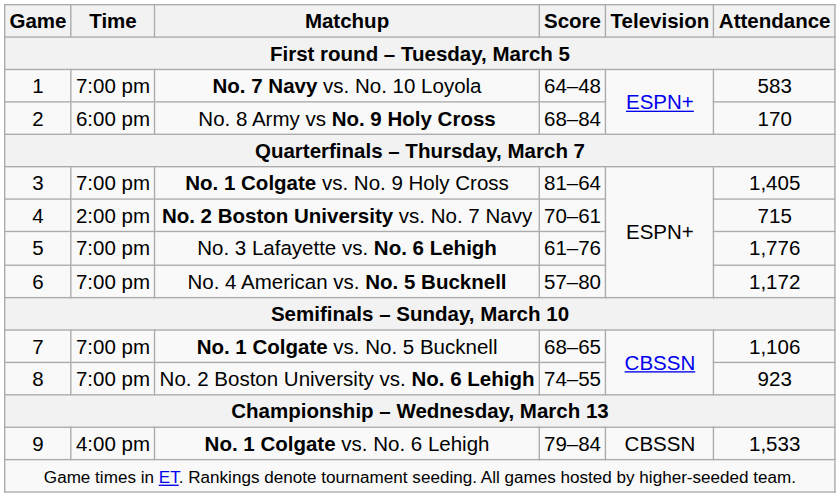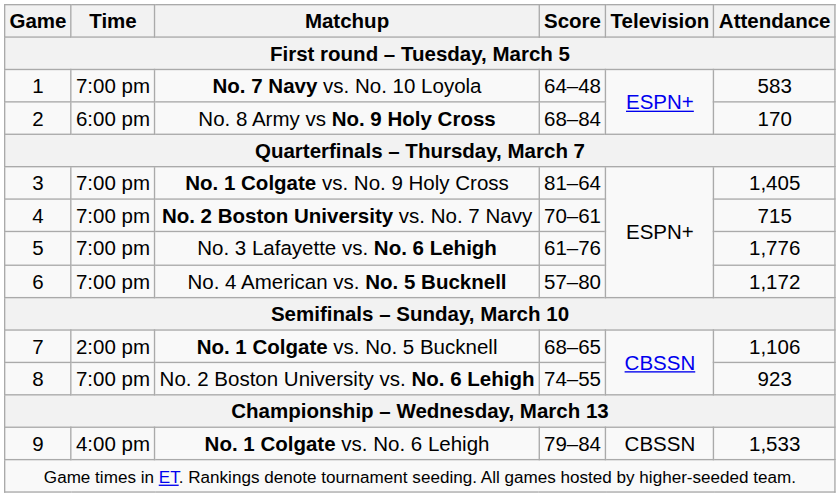(113, 216) 2:00 pm -> (113, 216) 7:00 pm
(113, 346) 7:00 pm -> (113, 346) 2:00 pm
